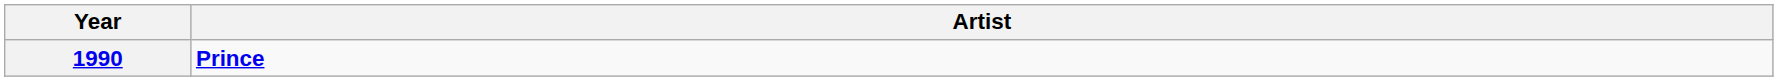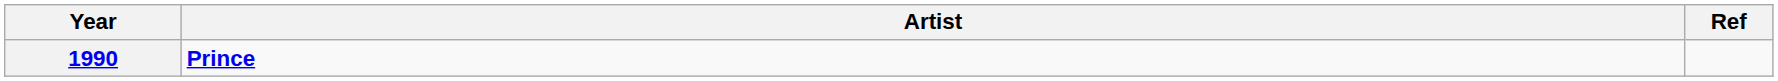+ column: (1729, 22)
